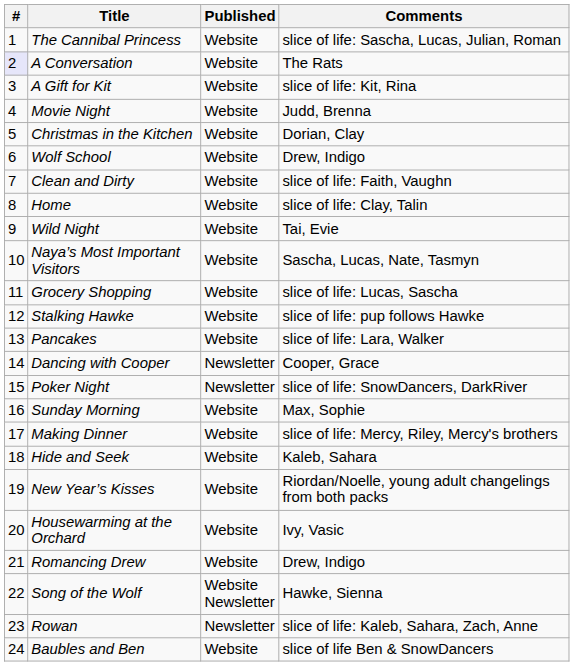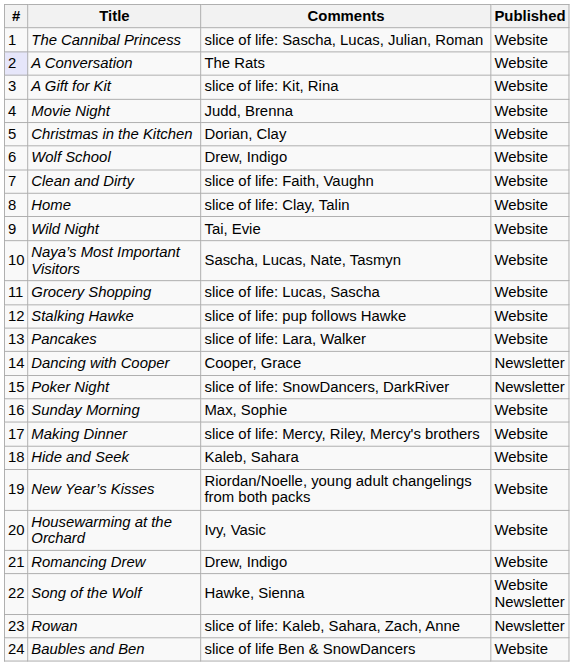columns swapped: (240, 16) <-> (424, 16)
